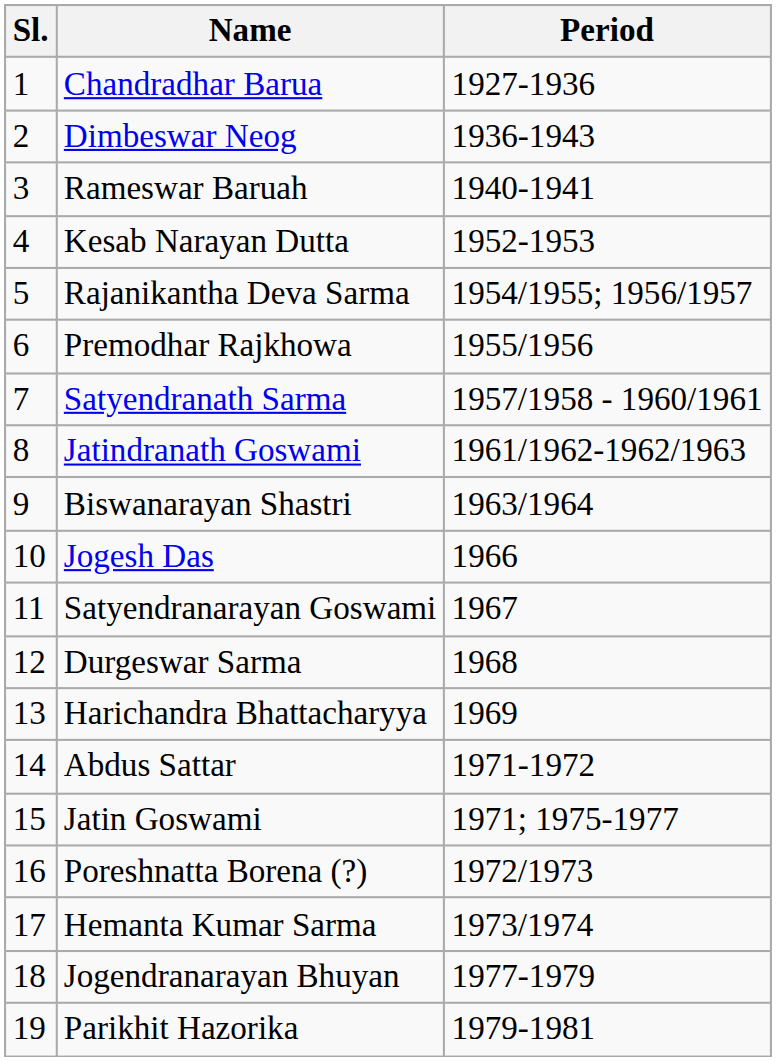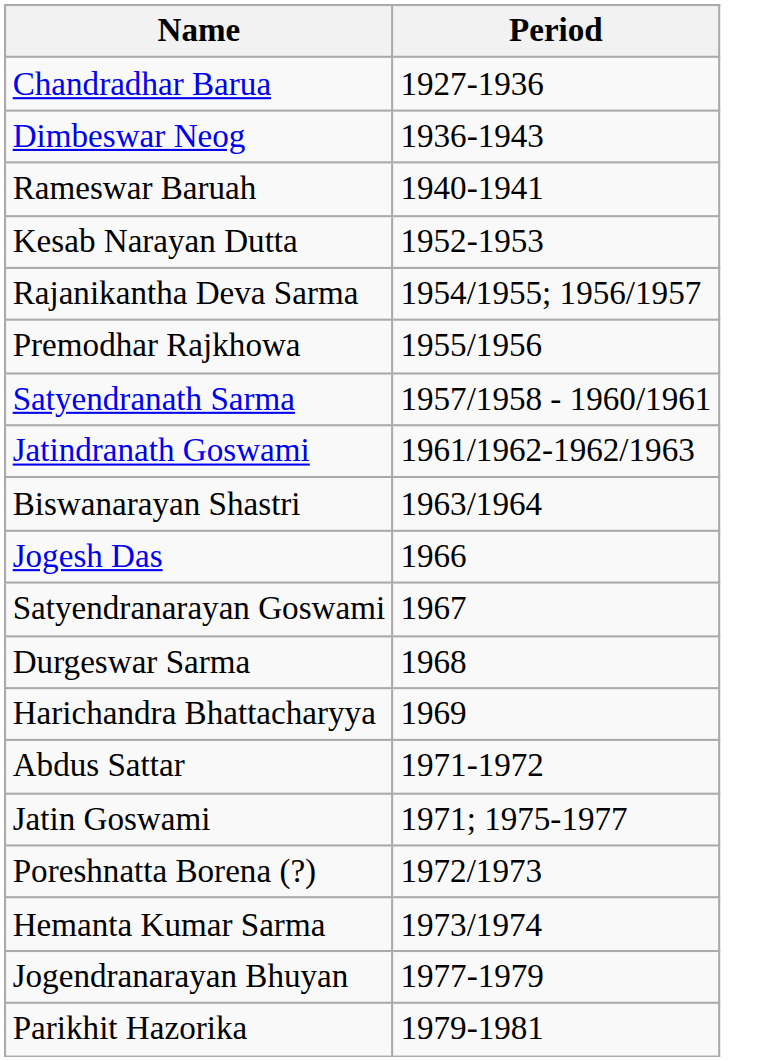- column: (31, 30)
